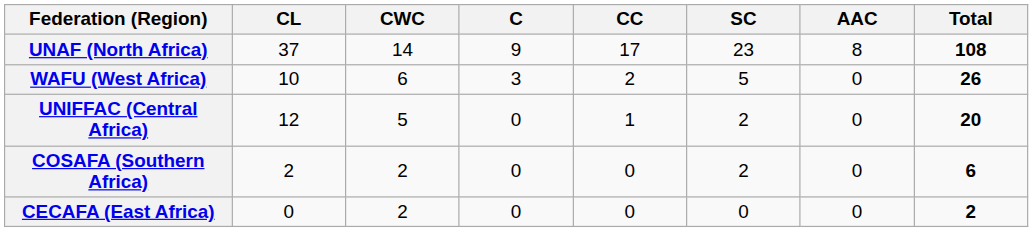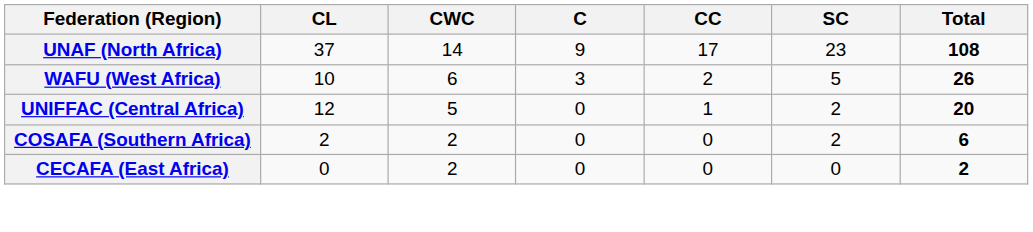- column: (857, 19)
